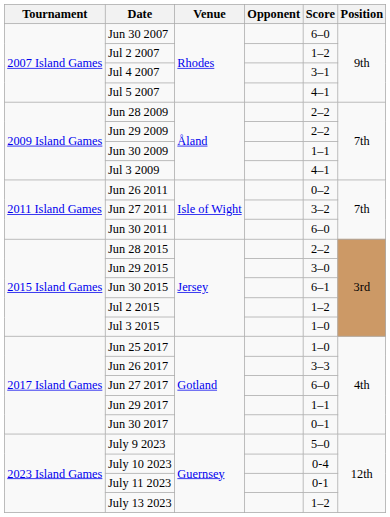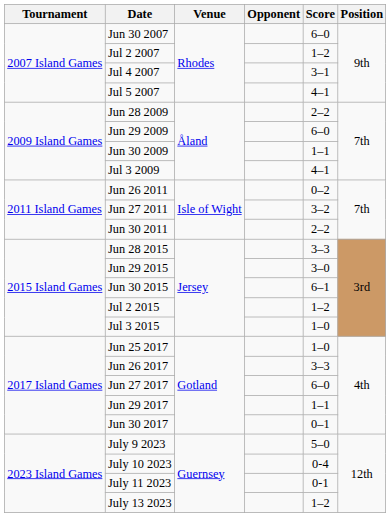(320, 131) 2–2 -> (320, 131) 6–0
(320, 229) 6–0 -> (320, 229) 2–2
(320, 248) 2–2 -> (320, 248) 3–3
